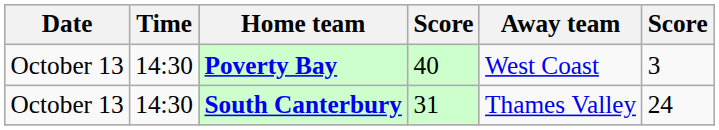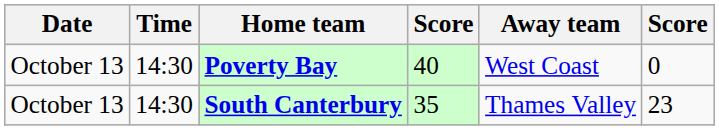(654, 64) 3 -> (654, 64) 0
(426, 104) 31 -> (426, 104) 35
(660, 104) 24 -> (660, 104) 23
